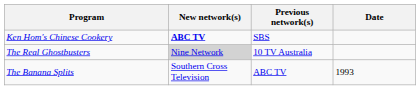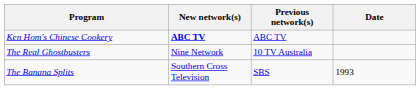(261, 37) SBS -> (270, 37) ABC TV
(197, 52) lightgrey background -> (197, 52) no background
(270, 72) ABC TV -> (261, 72) SBS
